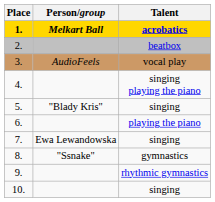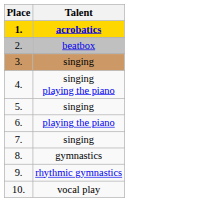- column: (76, 12)
(165, 62) vocal play -> (79, 62) singing
(165, 189) singing -> (79, 189) vocal play
